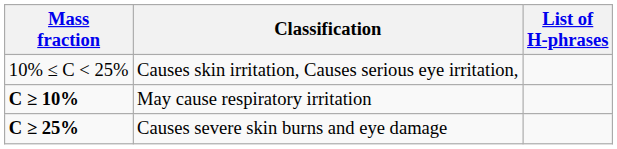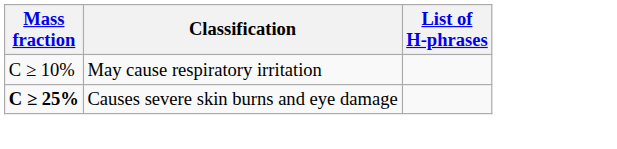- row: (328, 69)
(44, 98) bold -> (42, 69) normal
